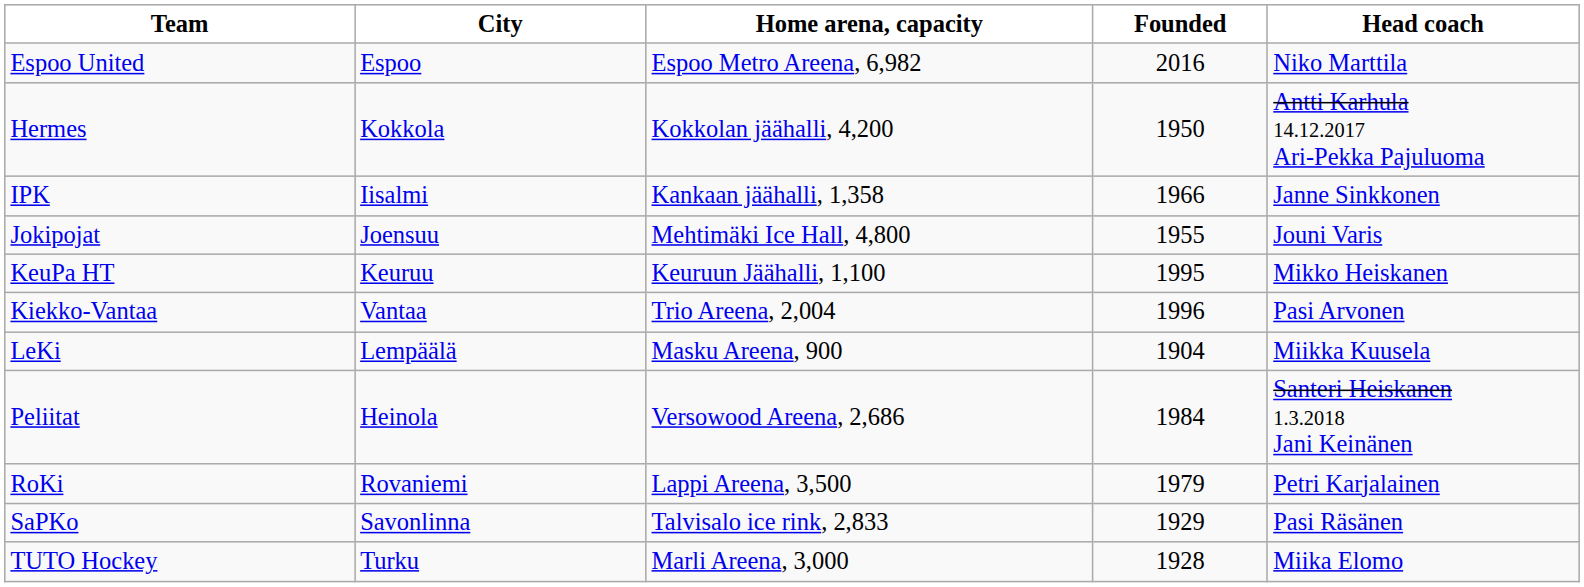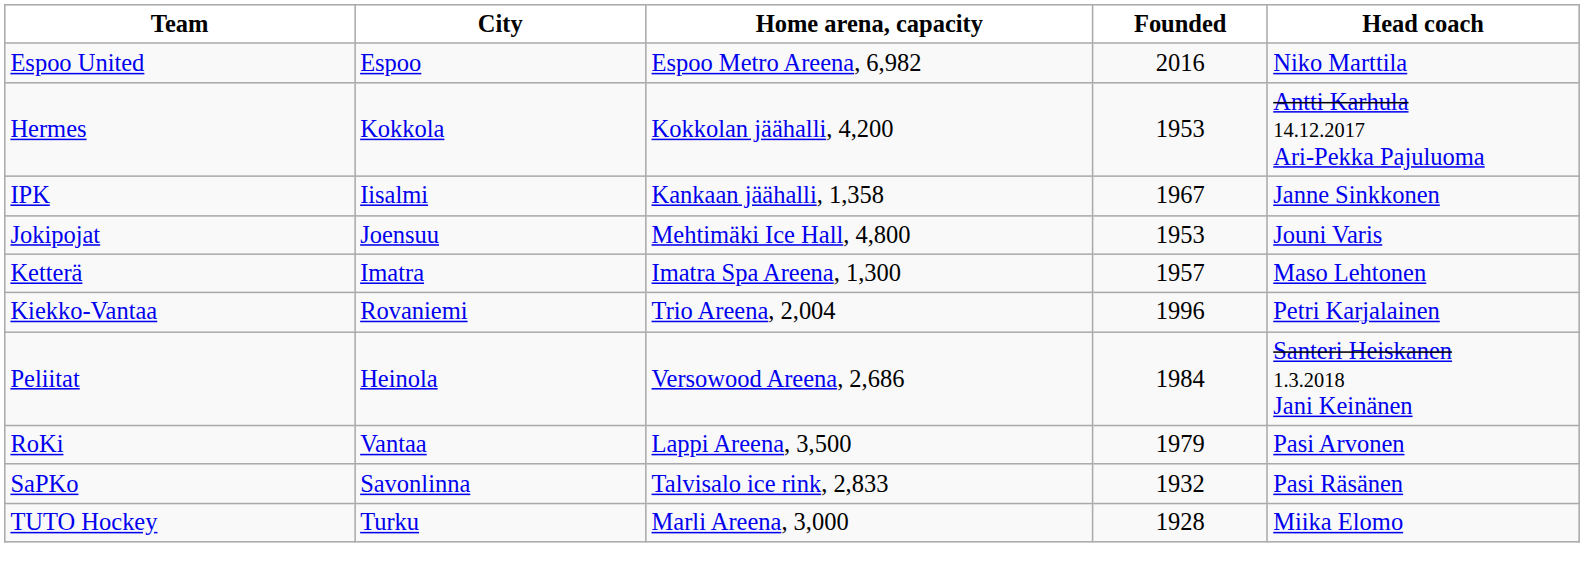(1180, 129) 1950 -> (1180, 129) 1953
(1180, 195) 1966 -> (1180, 195) 1967
(1180, 234) 1955 -> (1180, 234) 1953
+ row: (46, 273)
- row: (62, 273)
(393, 311) Vantaa -> (414, 311) Rovaniemi
(1339, 311) Pasi Arvonen -> (1357, 311) Petri Karjalainen
- row: (36, 350)
(414, 483) Rovaniemi -> (393, 444) Vantaa
(1357, 483) Petri Karjalainen -> (1339, 444) Pasi Arvonen
(1180, 522) 1929 -> (1180, 483) 1932
